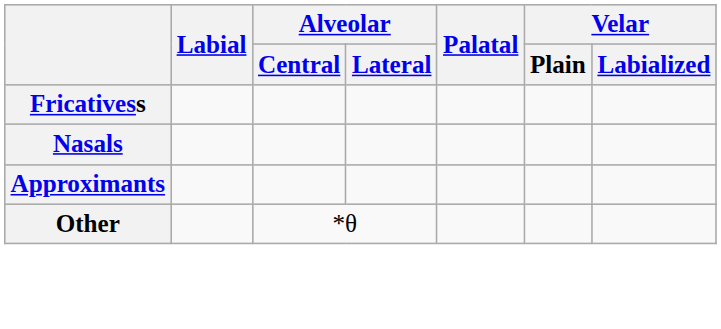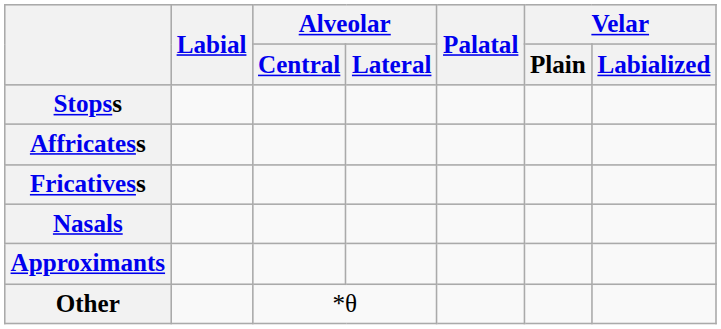+ row: (88, 104)
+ row: (88, 143)
